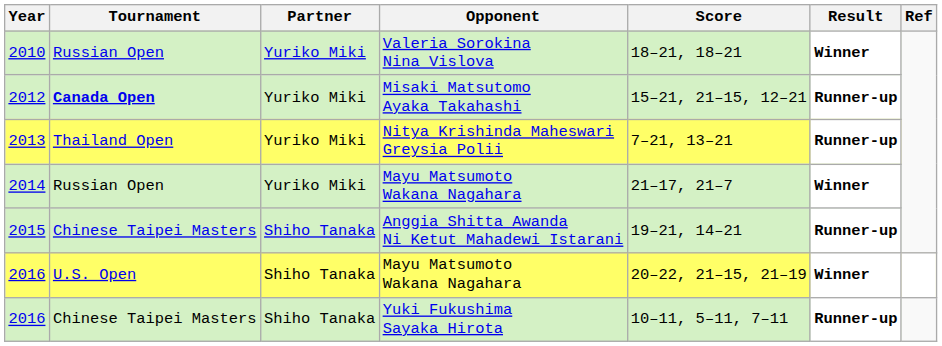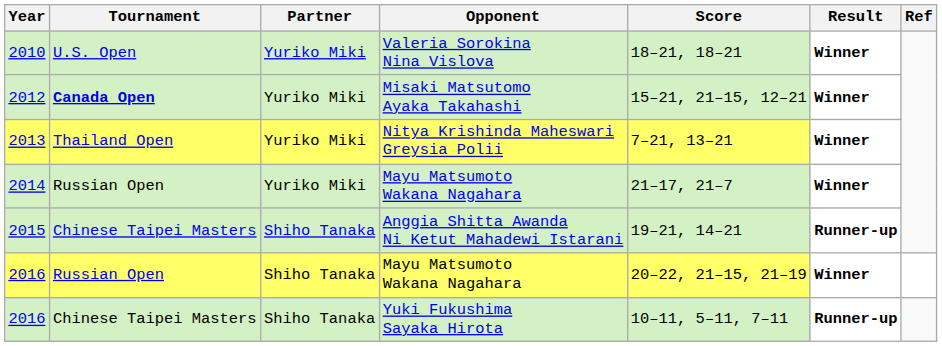(108, 53) Russian Open -> (95, 53) U.S. Open
(856, 97) Runner-up -> (842, 97) Winner
(856, 141) Runner-up -> (842, 141) Winner
(95, 275) U.S. Open -> (108, 275) Russian Open
